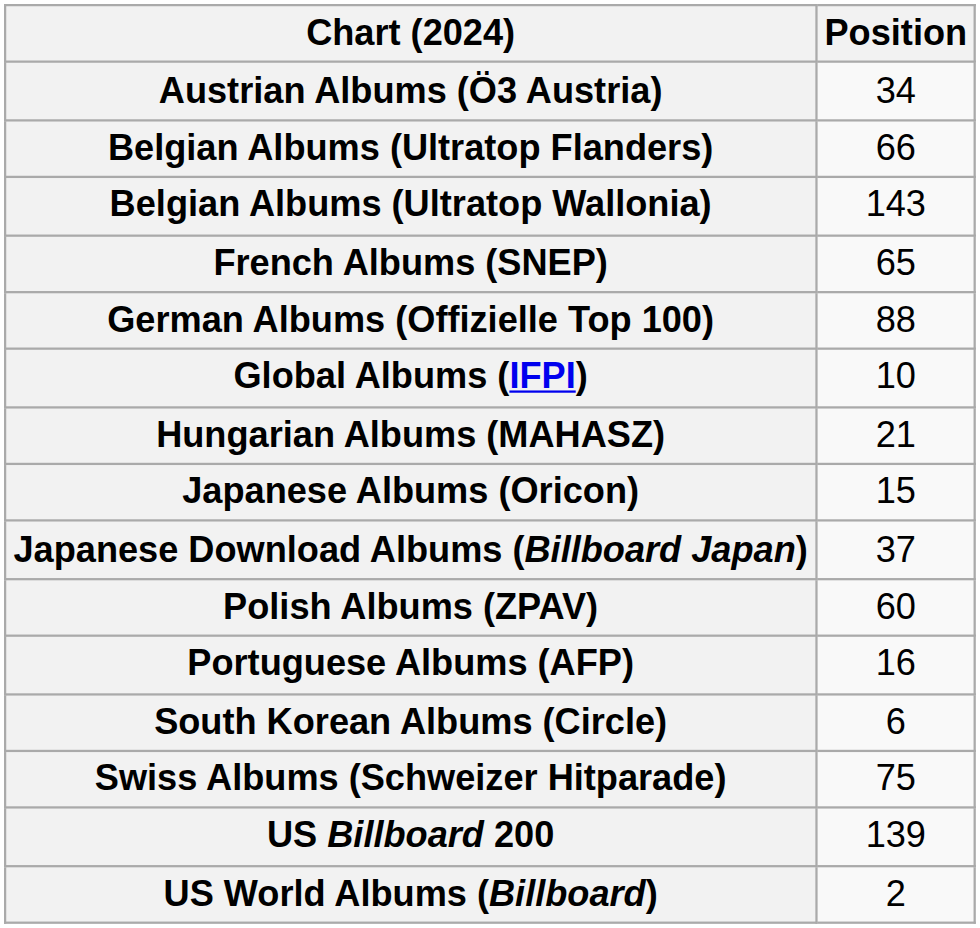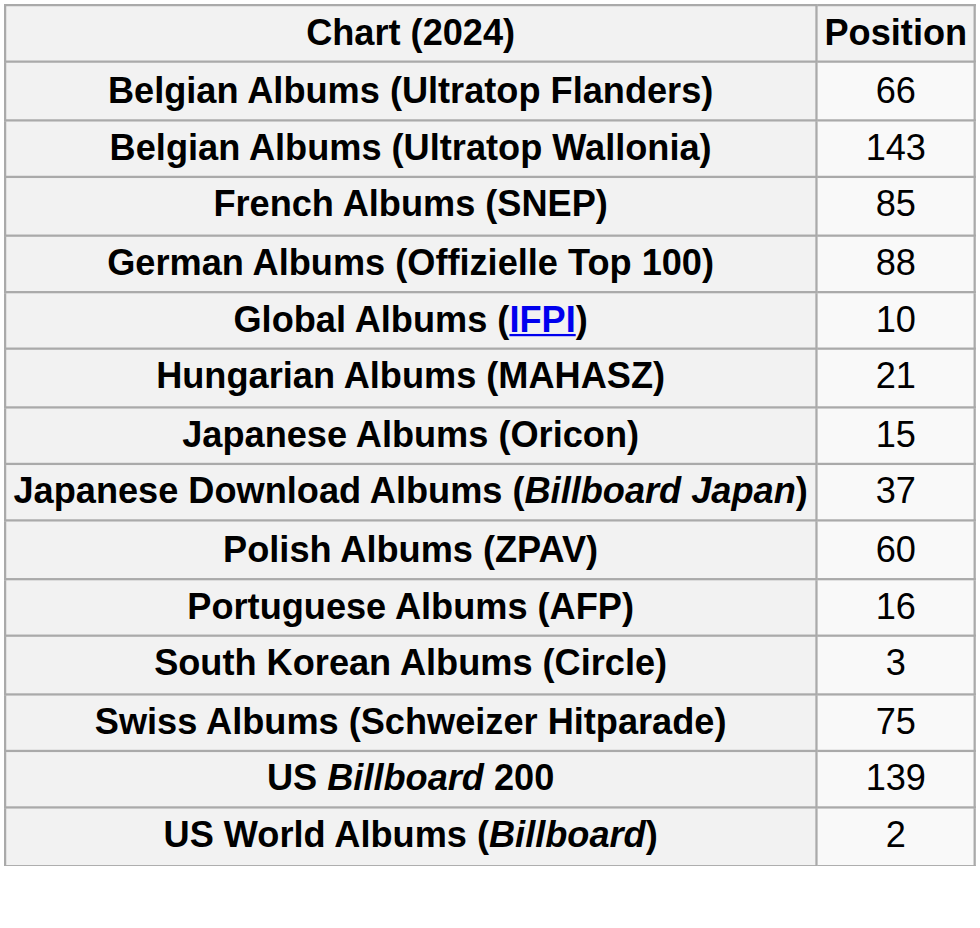- row: (411, 90)
(896, 262) 65 -> (896, 205) 85
(896, 721) 6 -> (896, 663) 3
